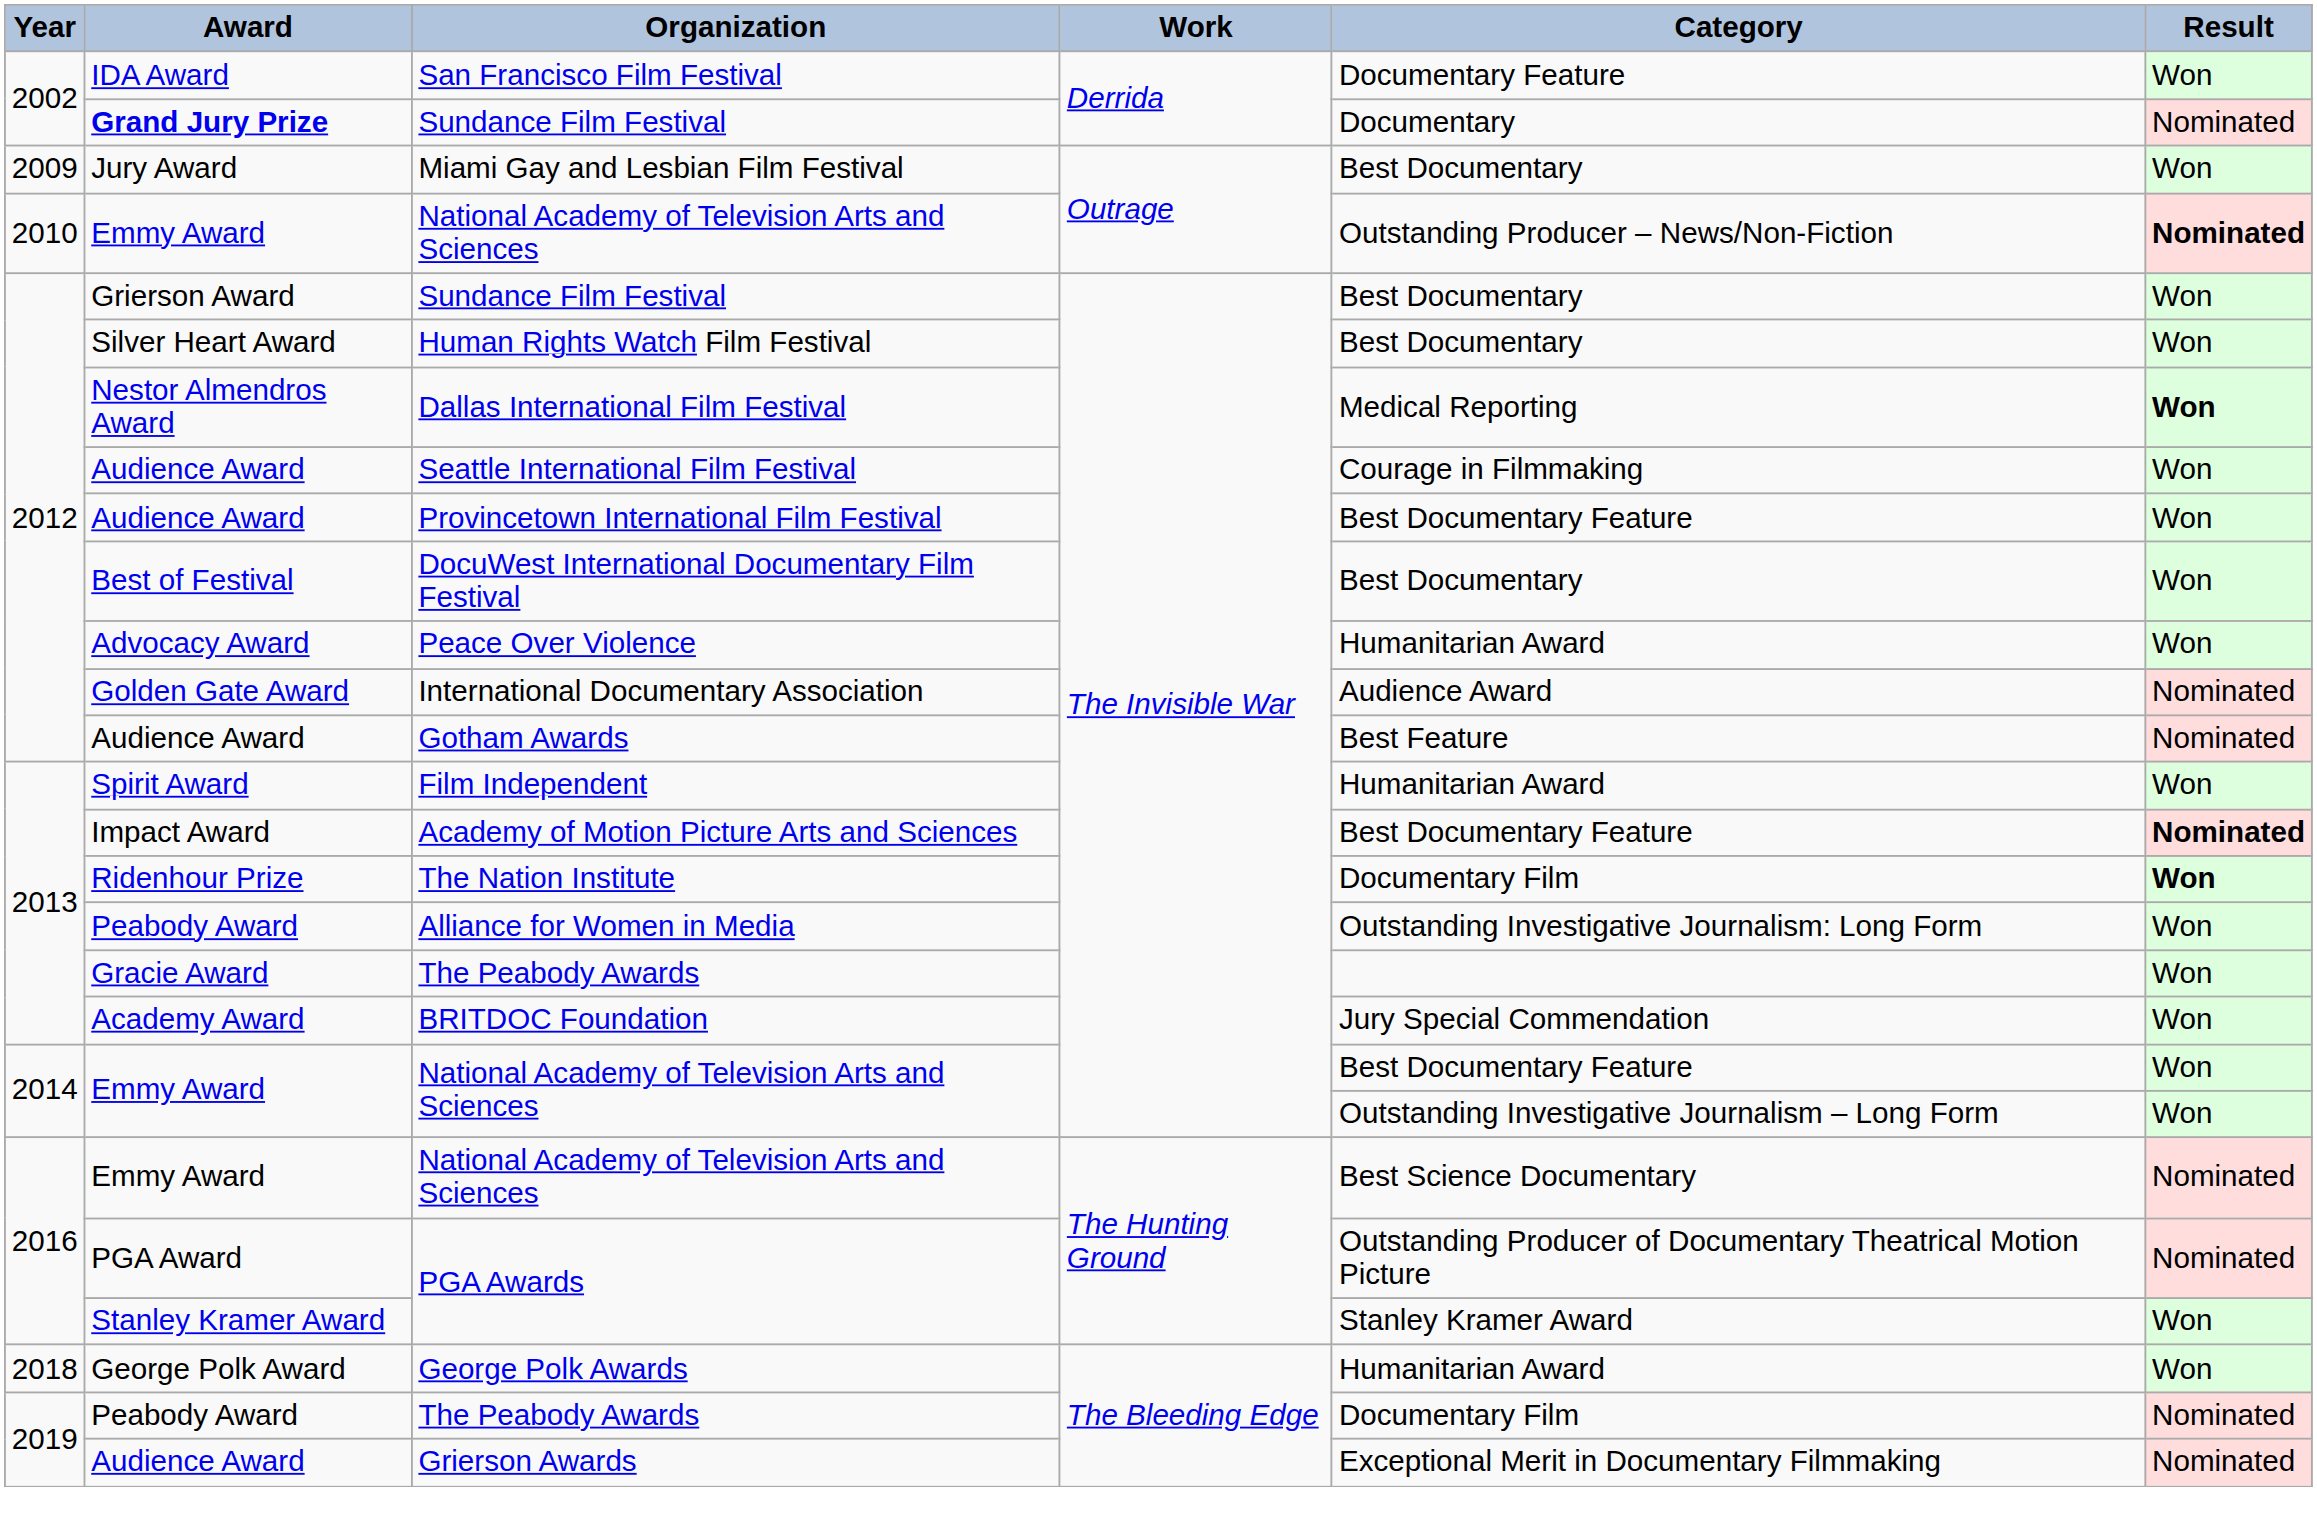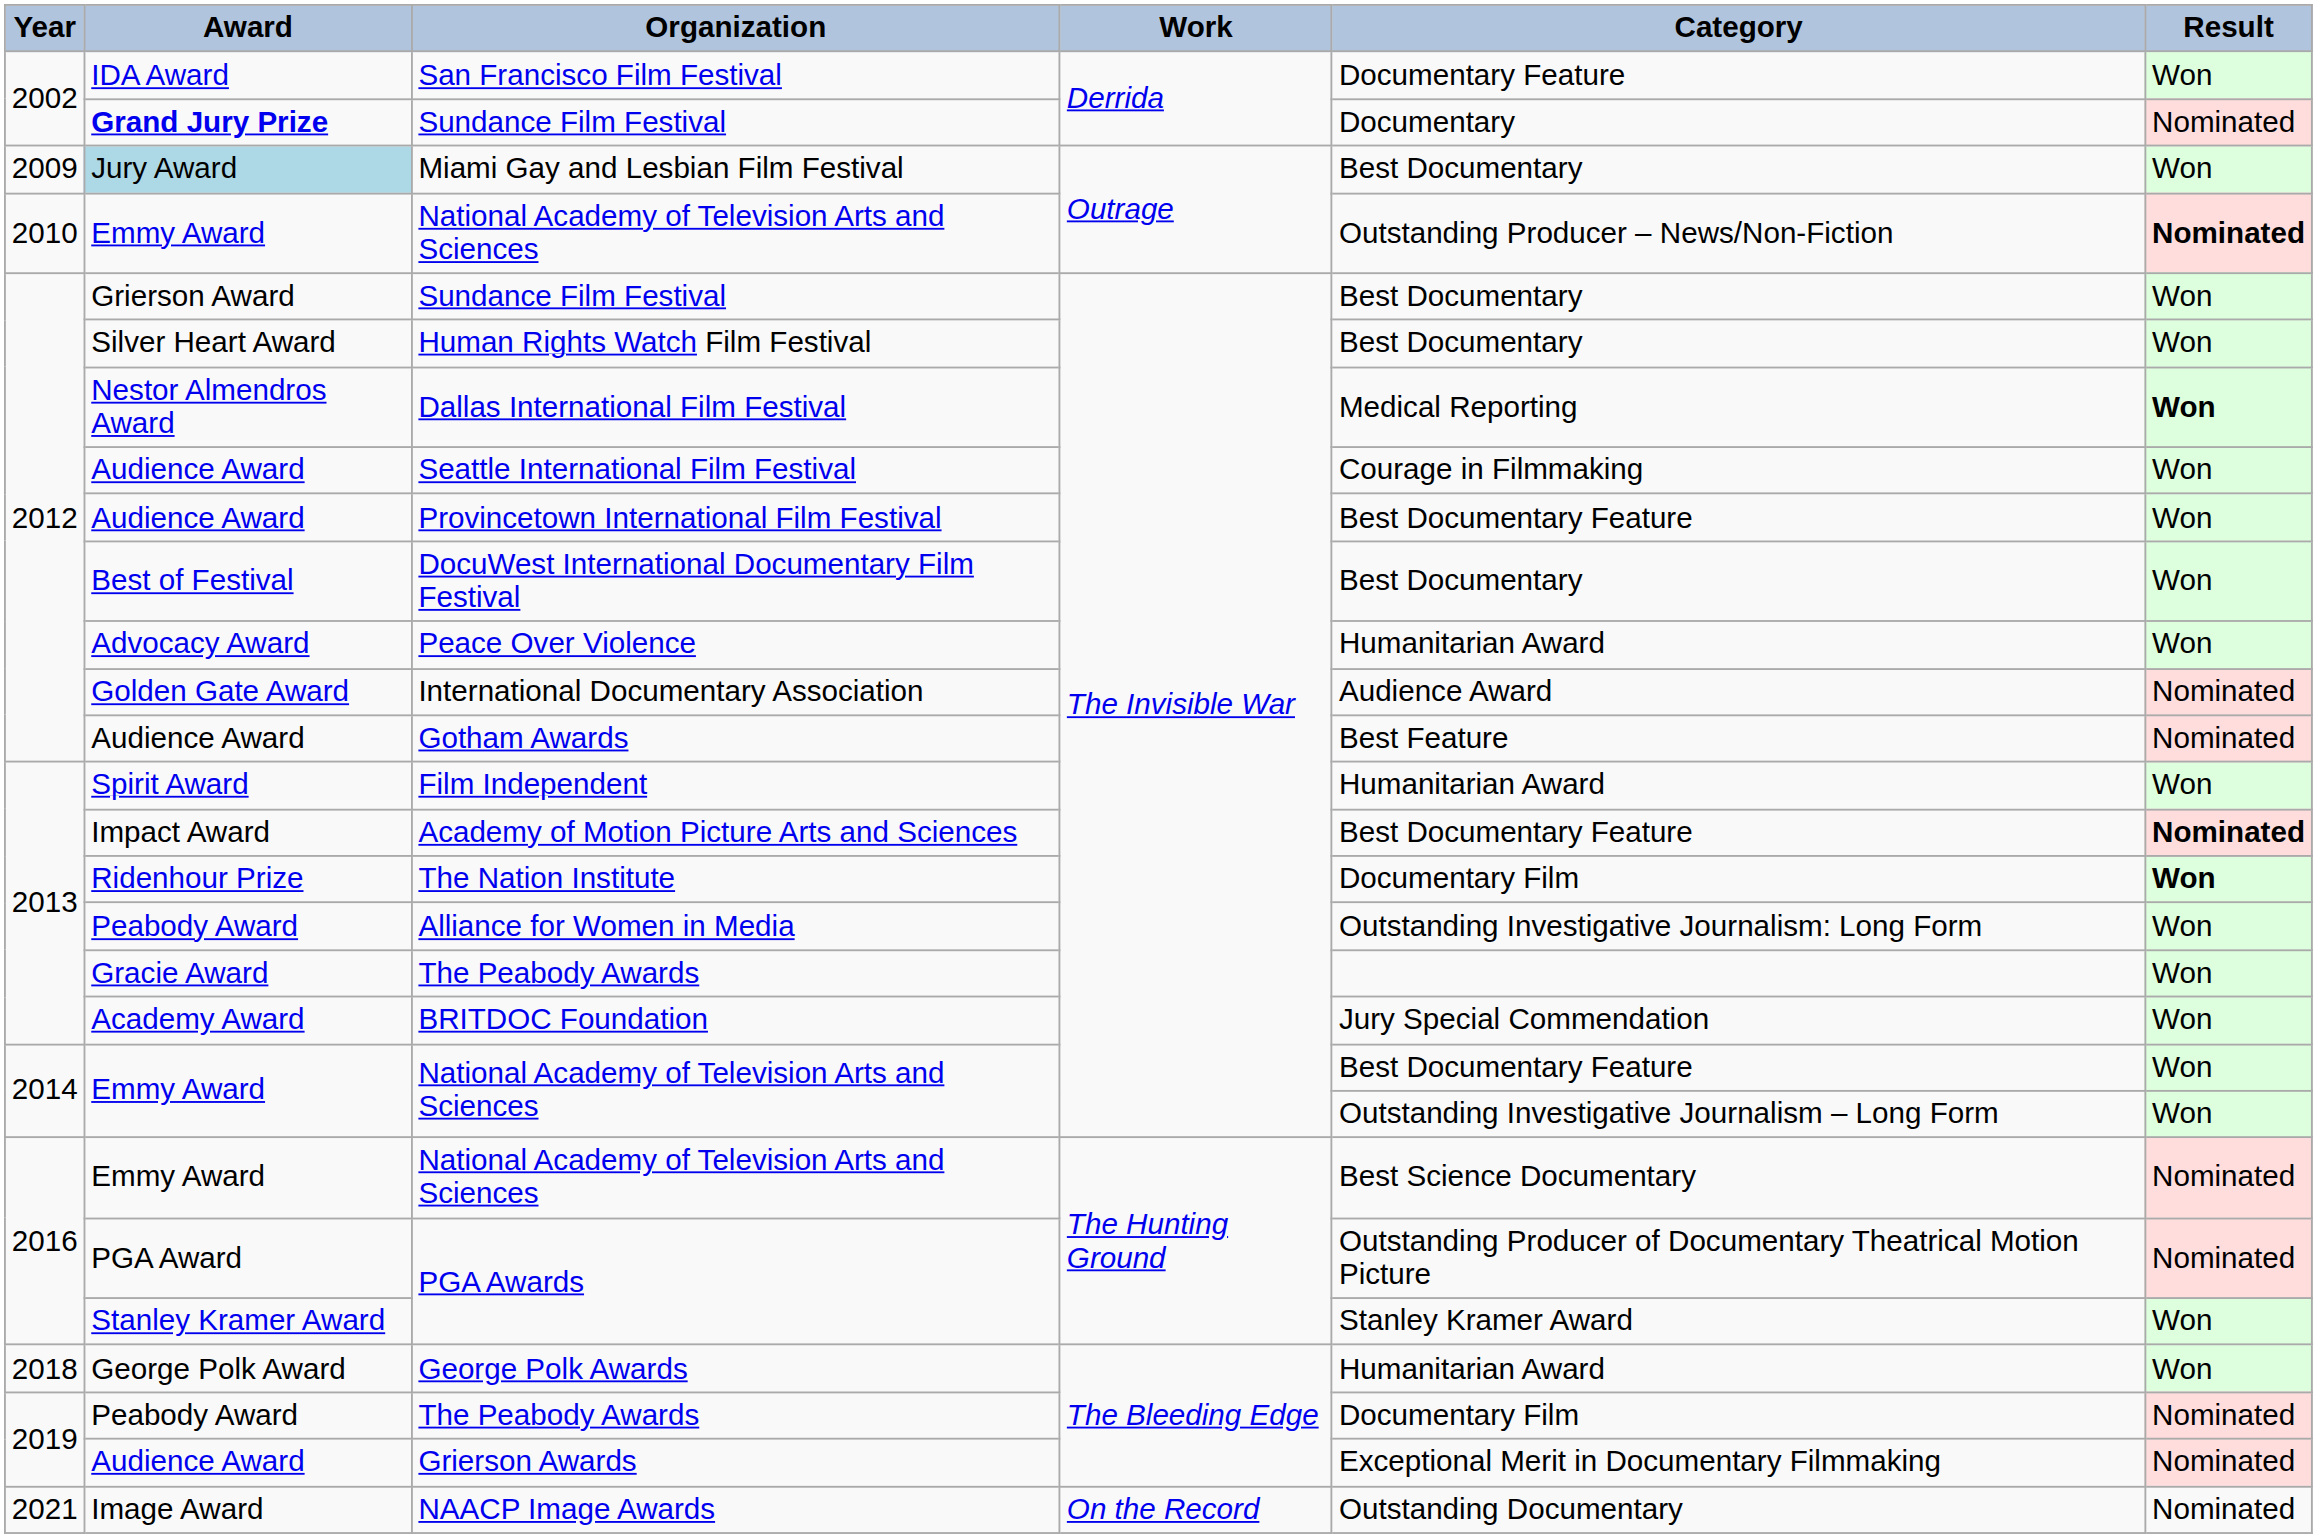(164, 168) no background -> (164, 168) lightblue background
+ row: (45, 1508)
